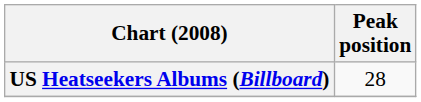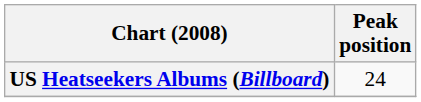(375, 79) 28 -> (375, 79) 24
